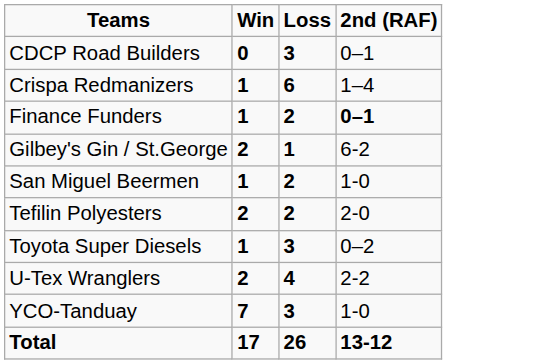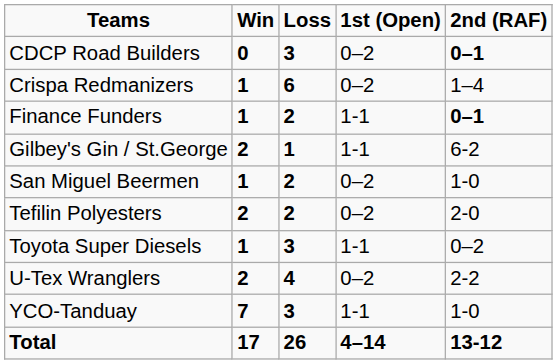+ column: (391, 20)
(357, 52) normal -> (467, 52) bold
